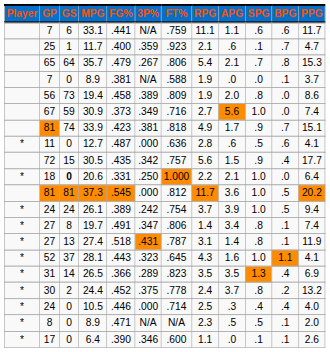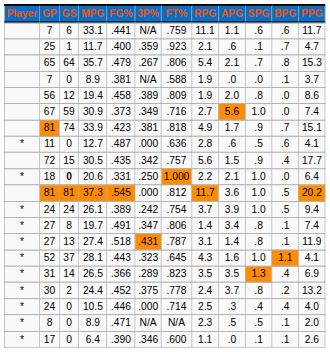(69, 95) 73 -> (69, 95) 12
